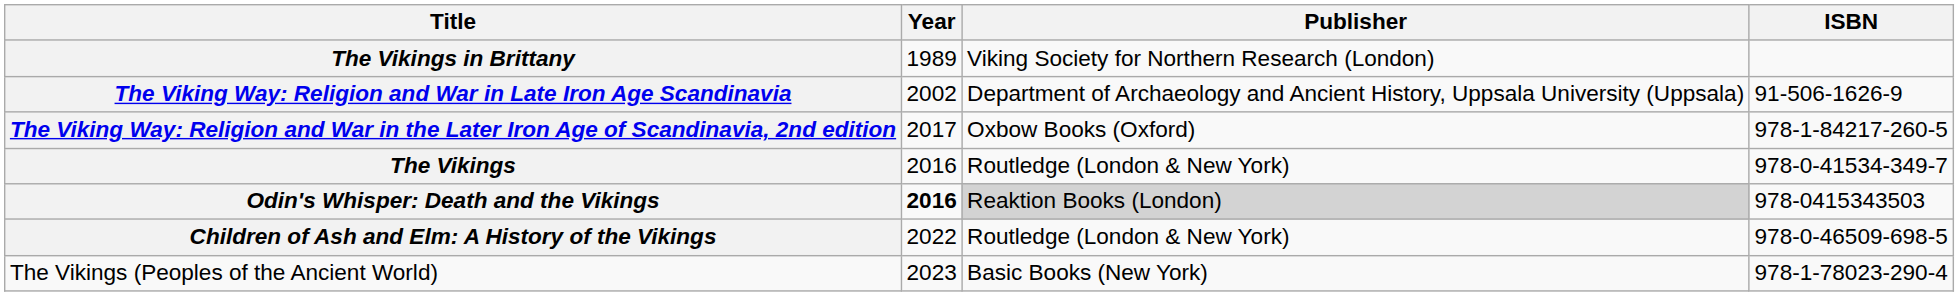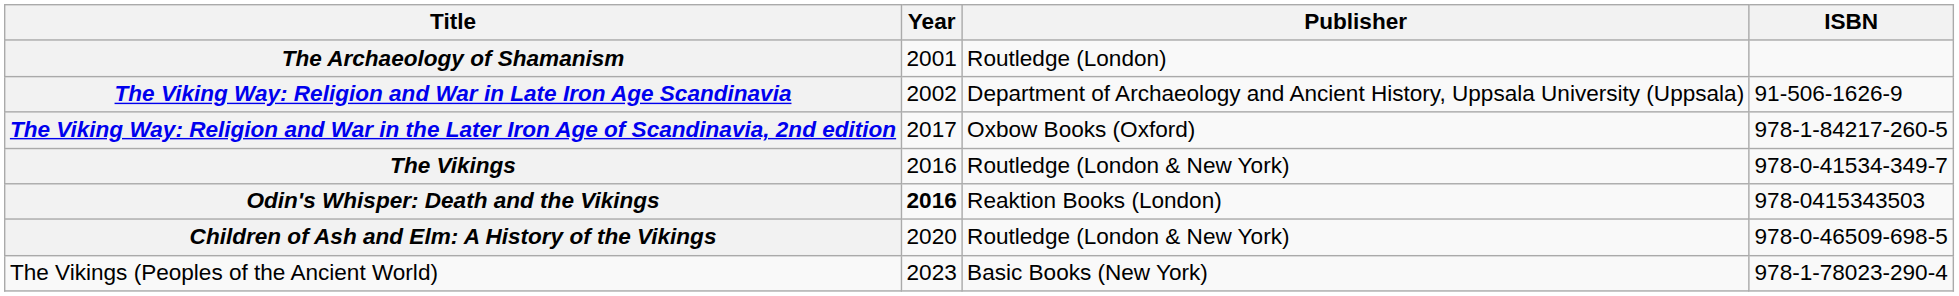- row: (453, 58)
+ row: (453, 58)
(1094, 201) lightgrey background -> (1094, 201) no background
(932, 237) 2022 -> (932, 237) 2020
